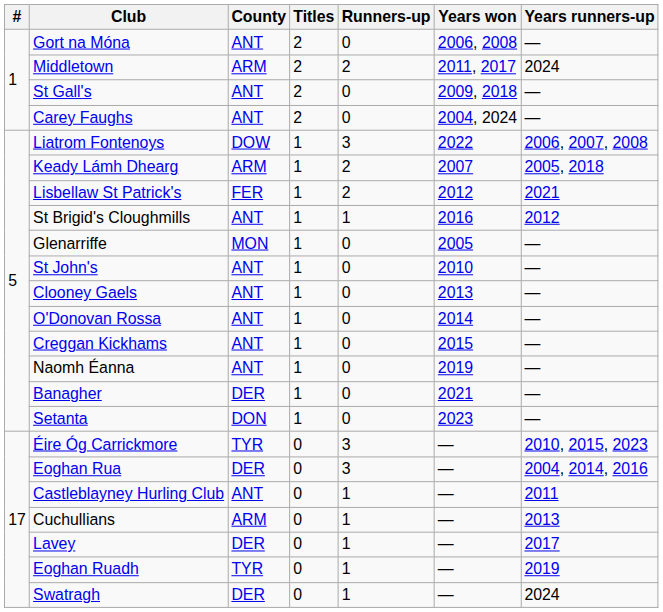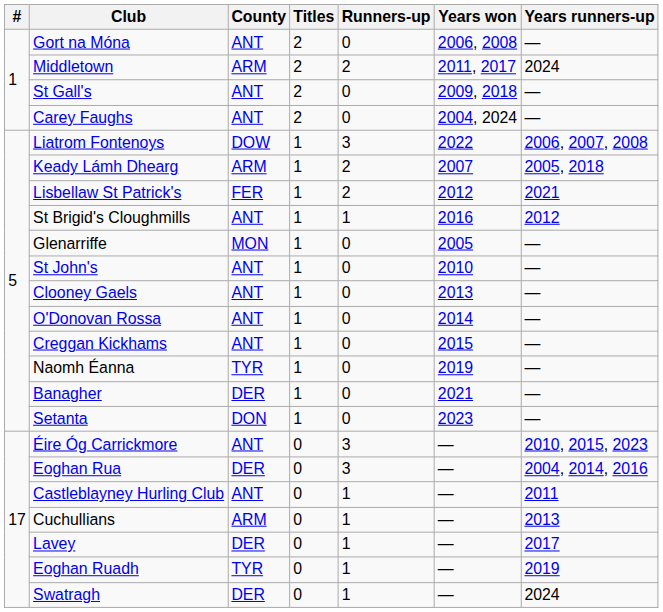(247, 368) ANT -> (247, 368) TYR
(247, 444) TYR -> (247, 444) ANT
